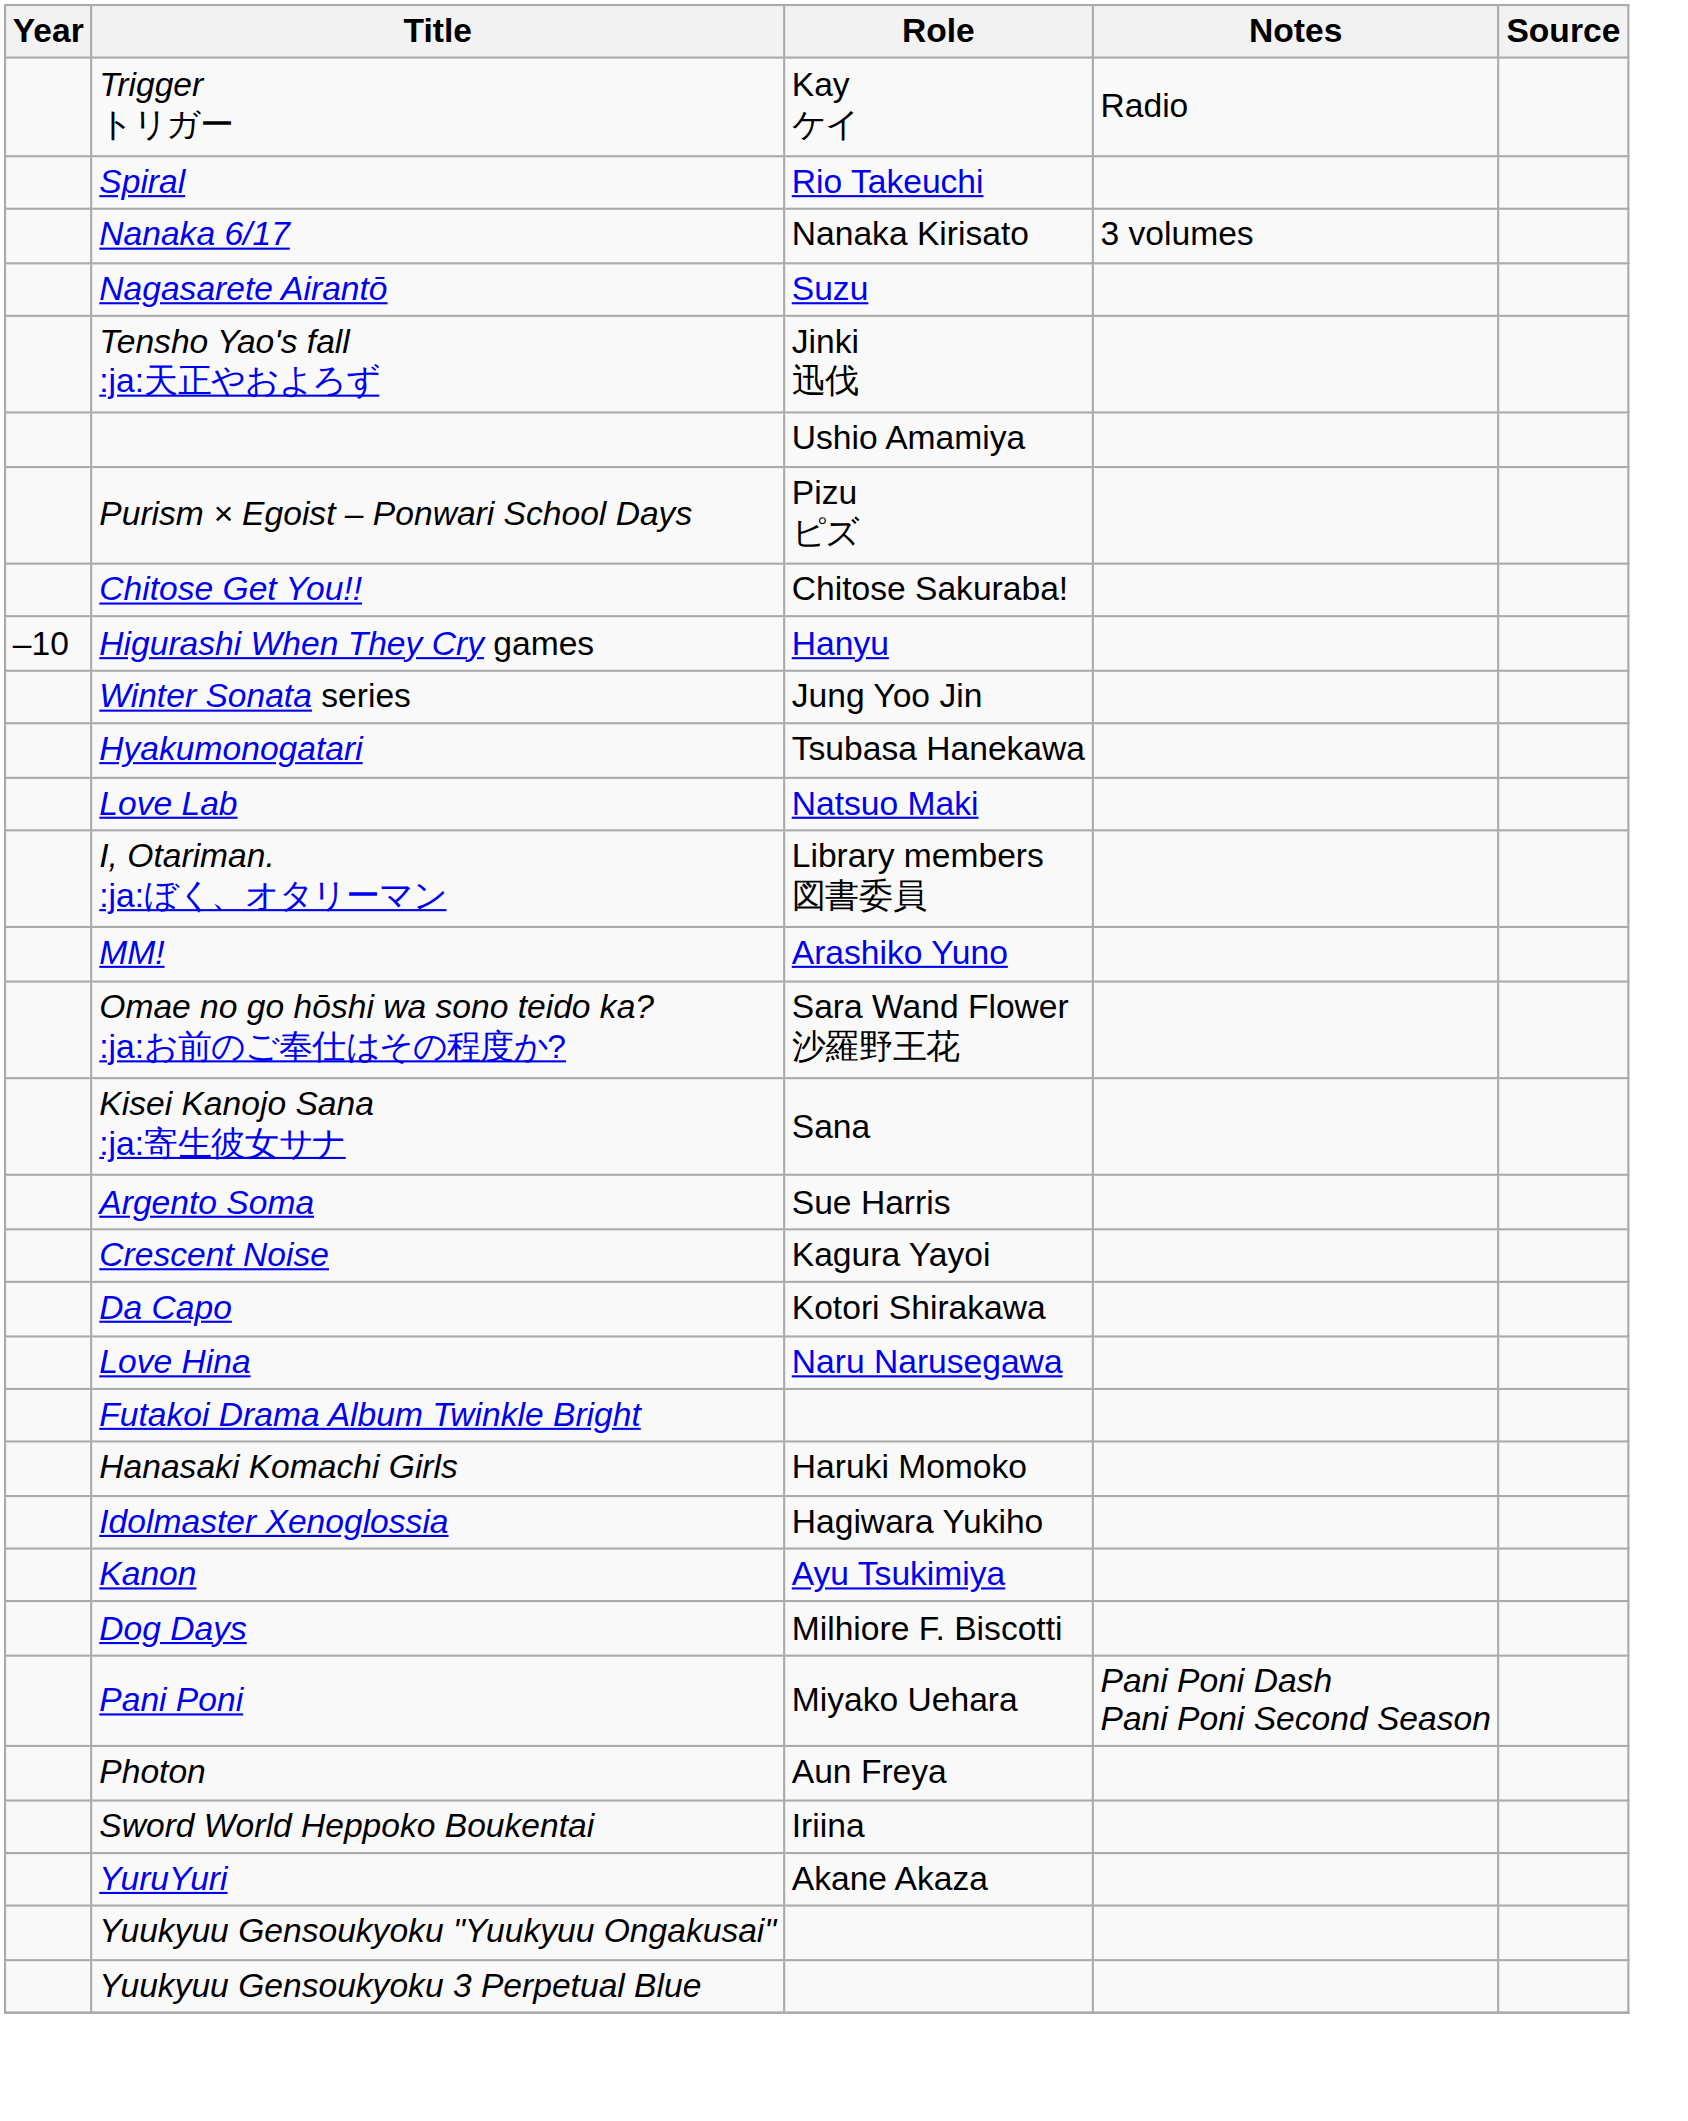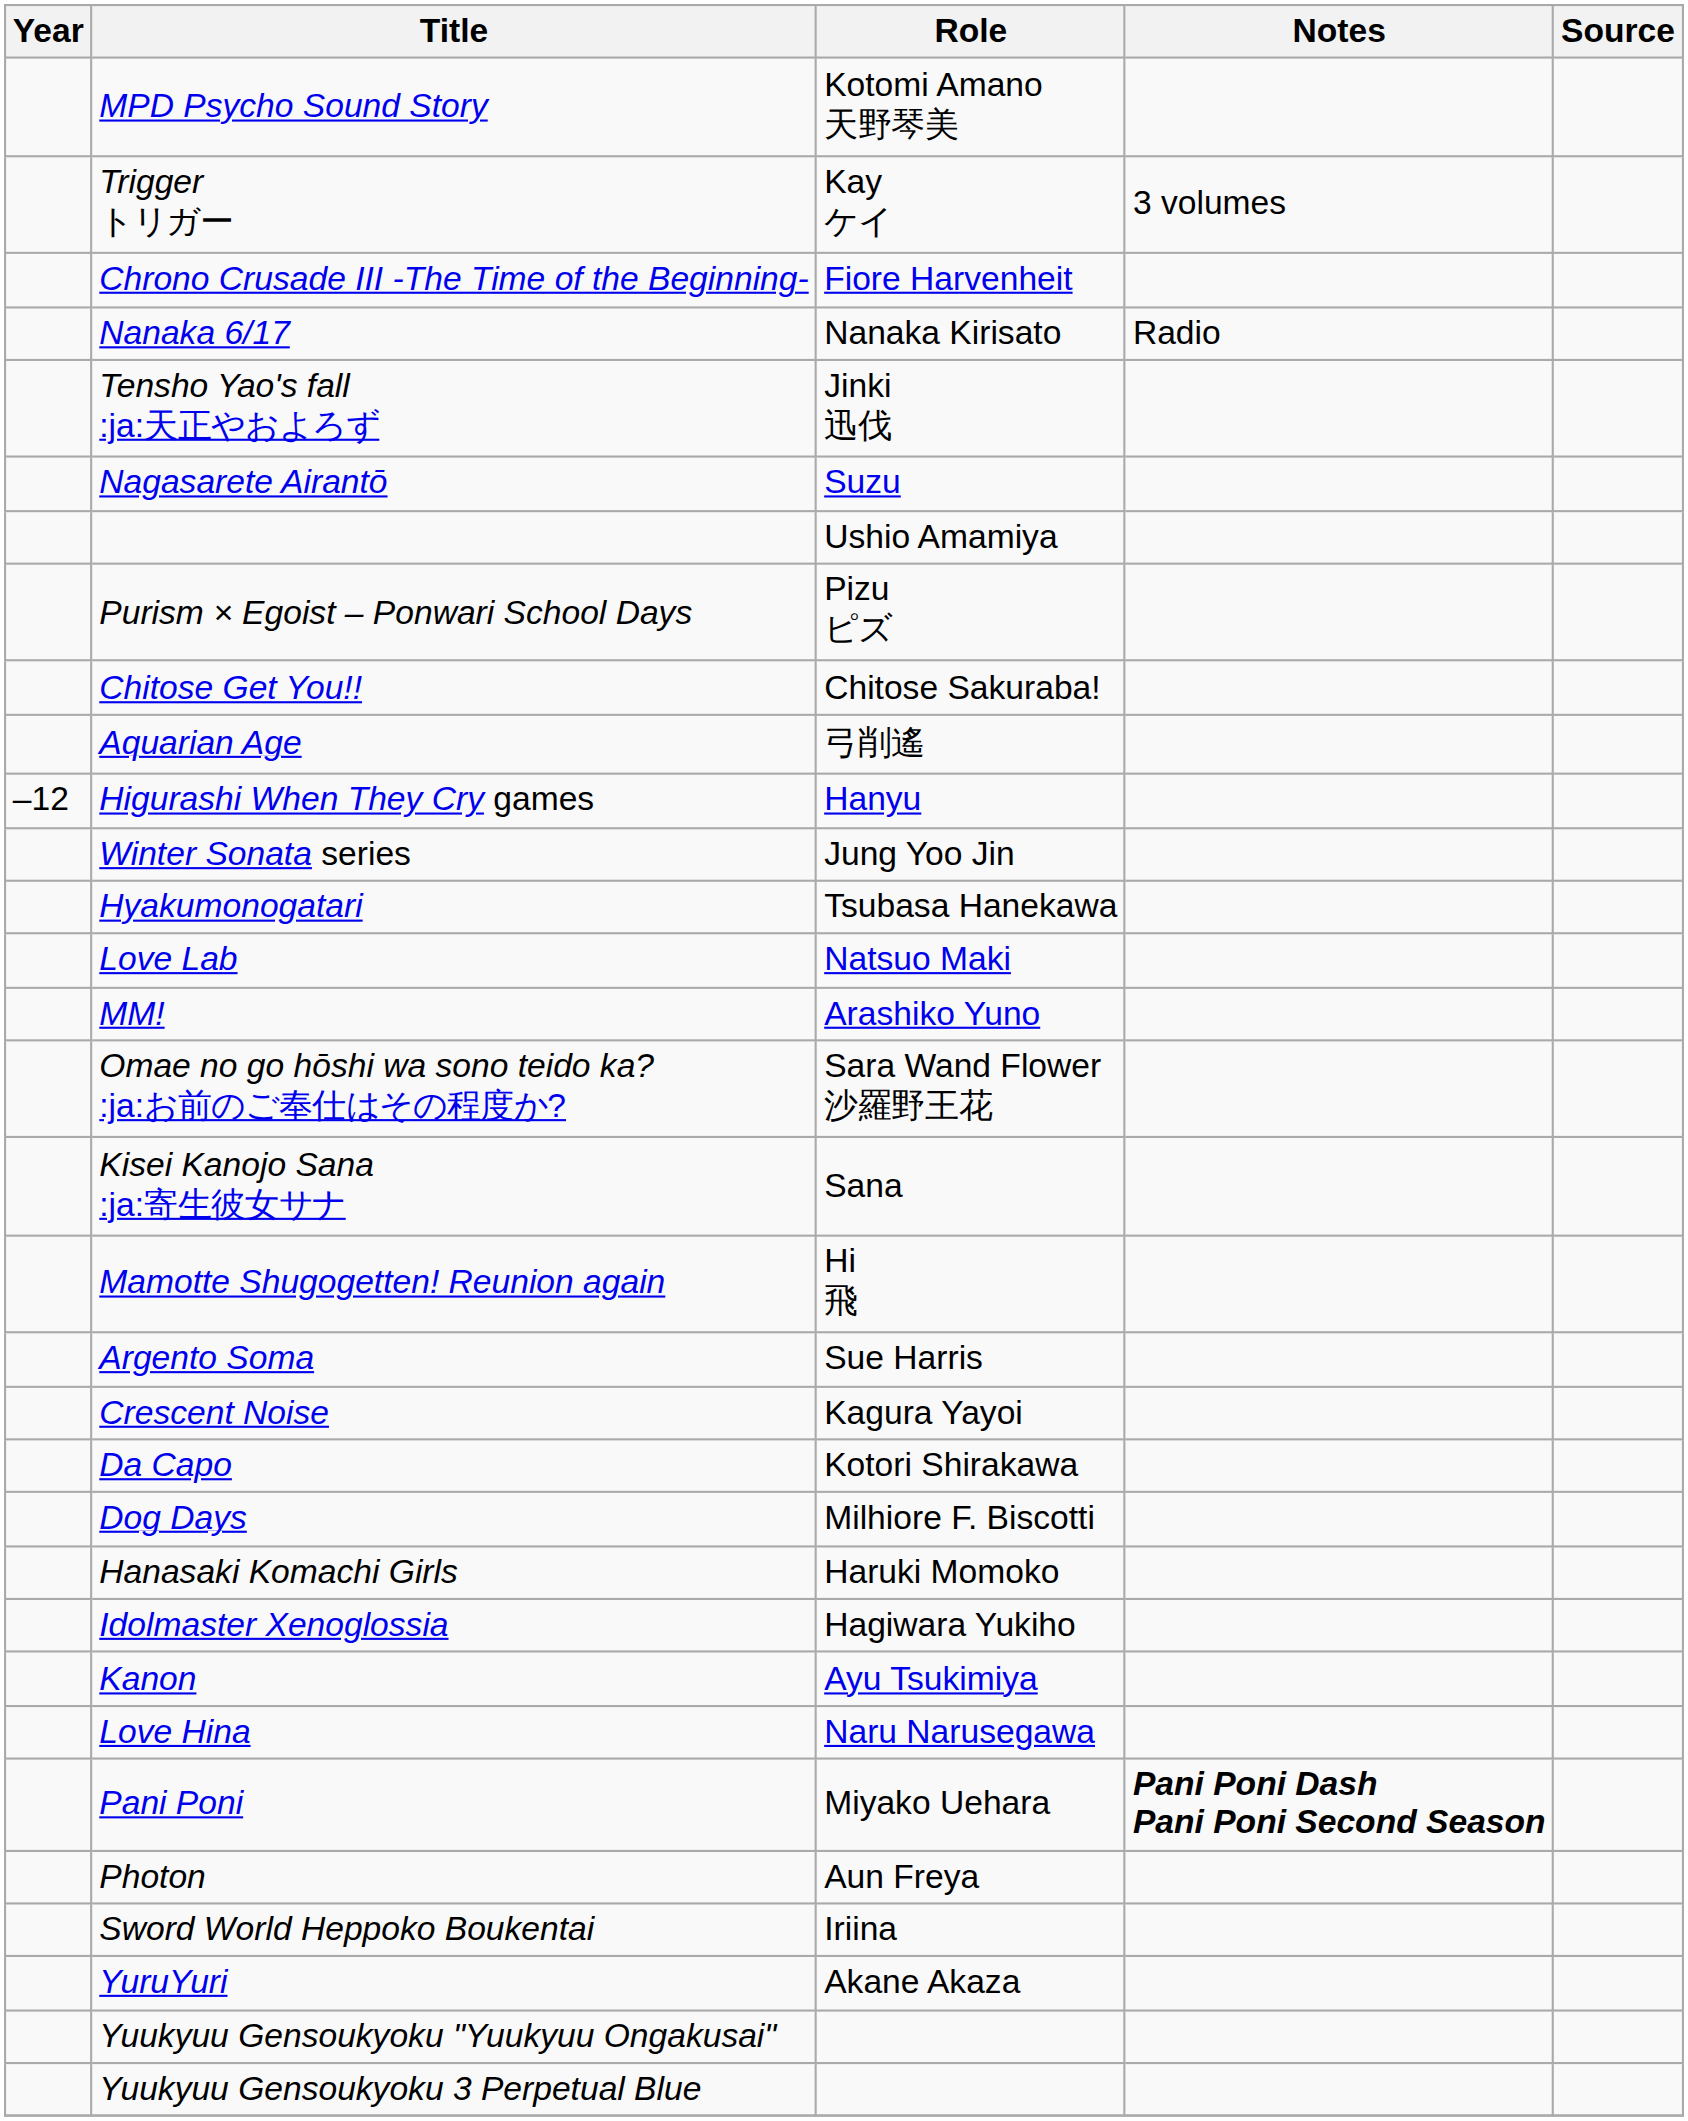+ row: (294, 106)
(1144, 106) Radio -> (1209, 203) 3 volumes
- row: (142, 181)
+ row: (454, 279)
(1177, 235) 3 volumes -> (1177, 332) Radio
rows swapped: (239, 361) <-> (243, 288)
+ row: (200, 743)
(41, 643) –10 -> (41, 800) –12
- row: (273, 876)
+ row: (382, 1283)
rows swapped: (173, 1627) <-> (175, 1361)
- row: (370, 1414)
(1296, 1700) normal -> (1339, 1803) bold
